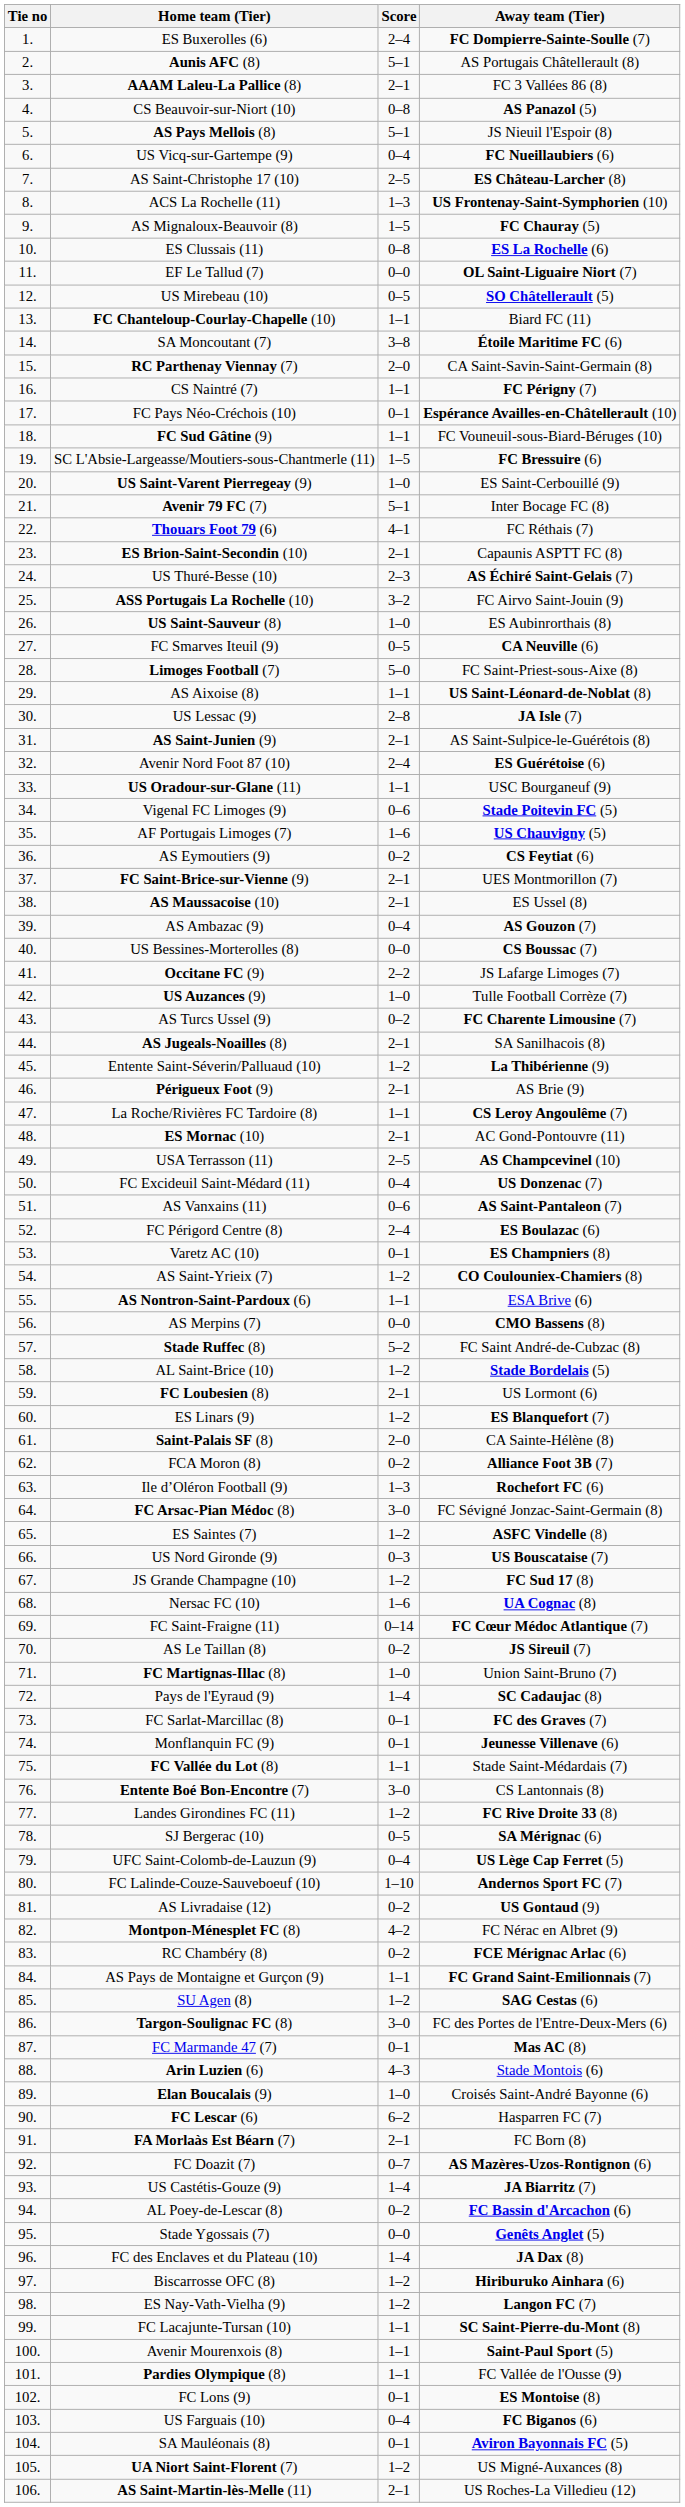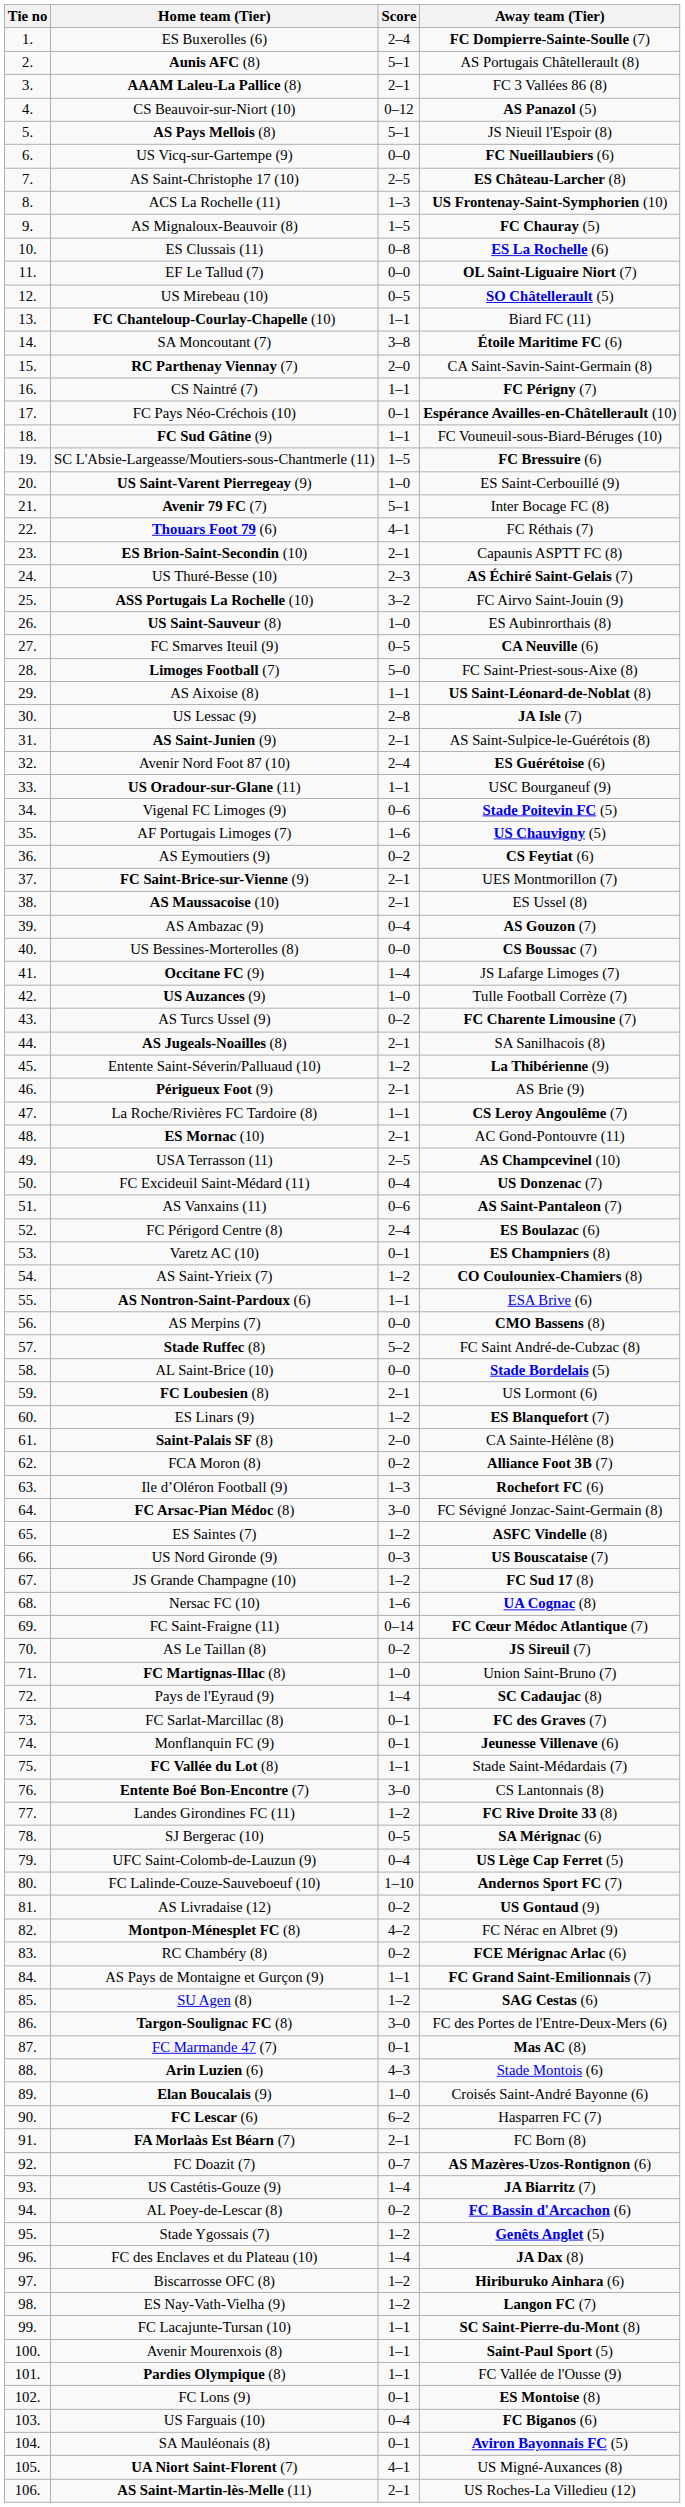(399, 109) 0–8 -> (399, 109) 0–12
(399, 156) 0–4 -> (399, 156) 0–0
(399, 973) 2–2 -> (399, 973) 1–4
(399, 1370) 1–2 -> (399, 1370) 0–0
(399, 2233) 0–0 -> (399, 2233) 1–2
(399, 2467) 1–2 -> (399, 2467) 4–1
